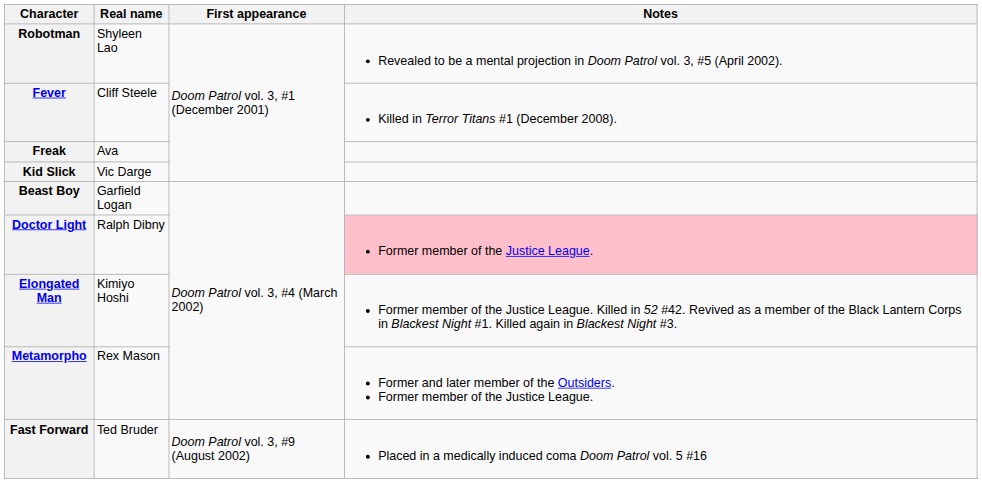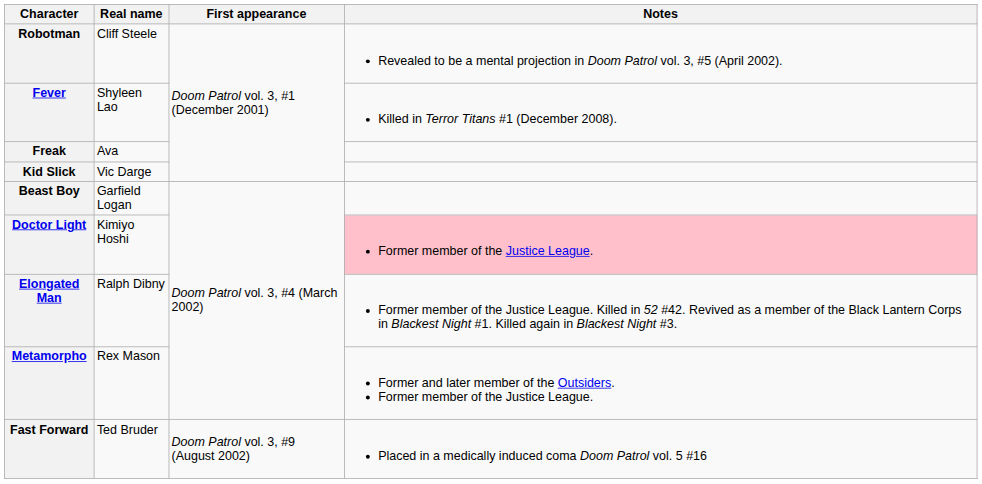(119, 41) Shyleen Lao -> (127, 34) Cliff Steele
(127, 92) Cliff Steele -> (119, 100) Shyleen Lao
(131, 225) Ralph Dibny -> (116, 232) Kimiyo Hoshi
(116, 291) Kimiyo Hoshi -> (131, 283) Ralph Dibny
